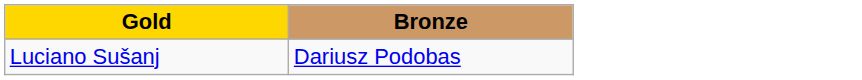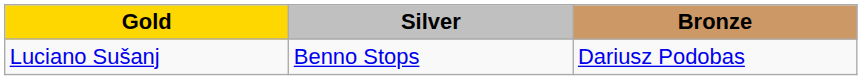+ column: (431, 21)
